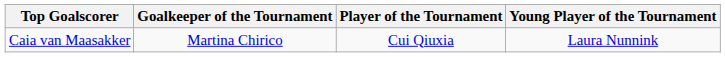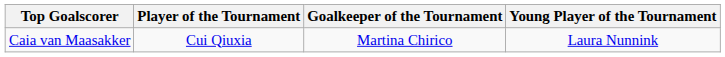columns swapped: (421, 16) <-> (235, 16)
